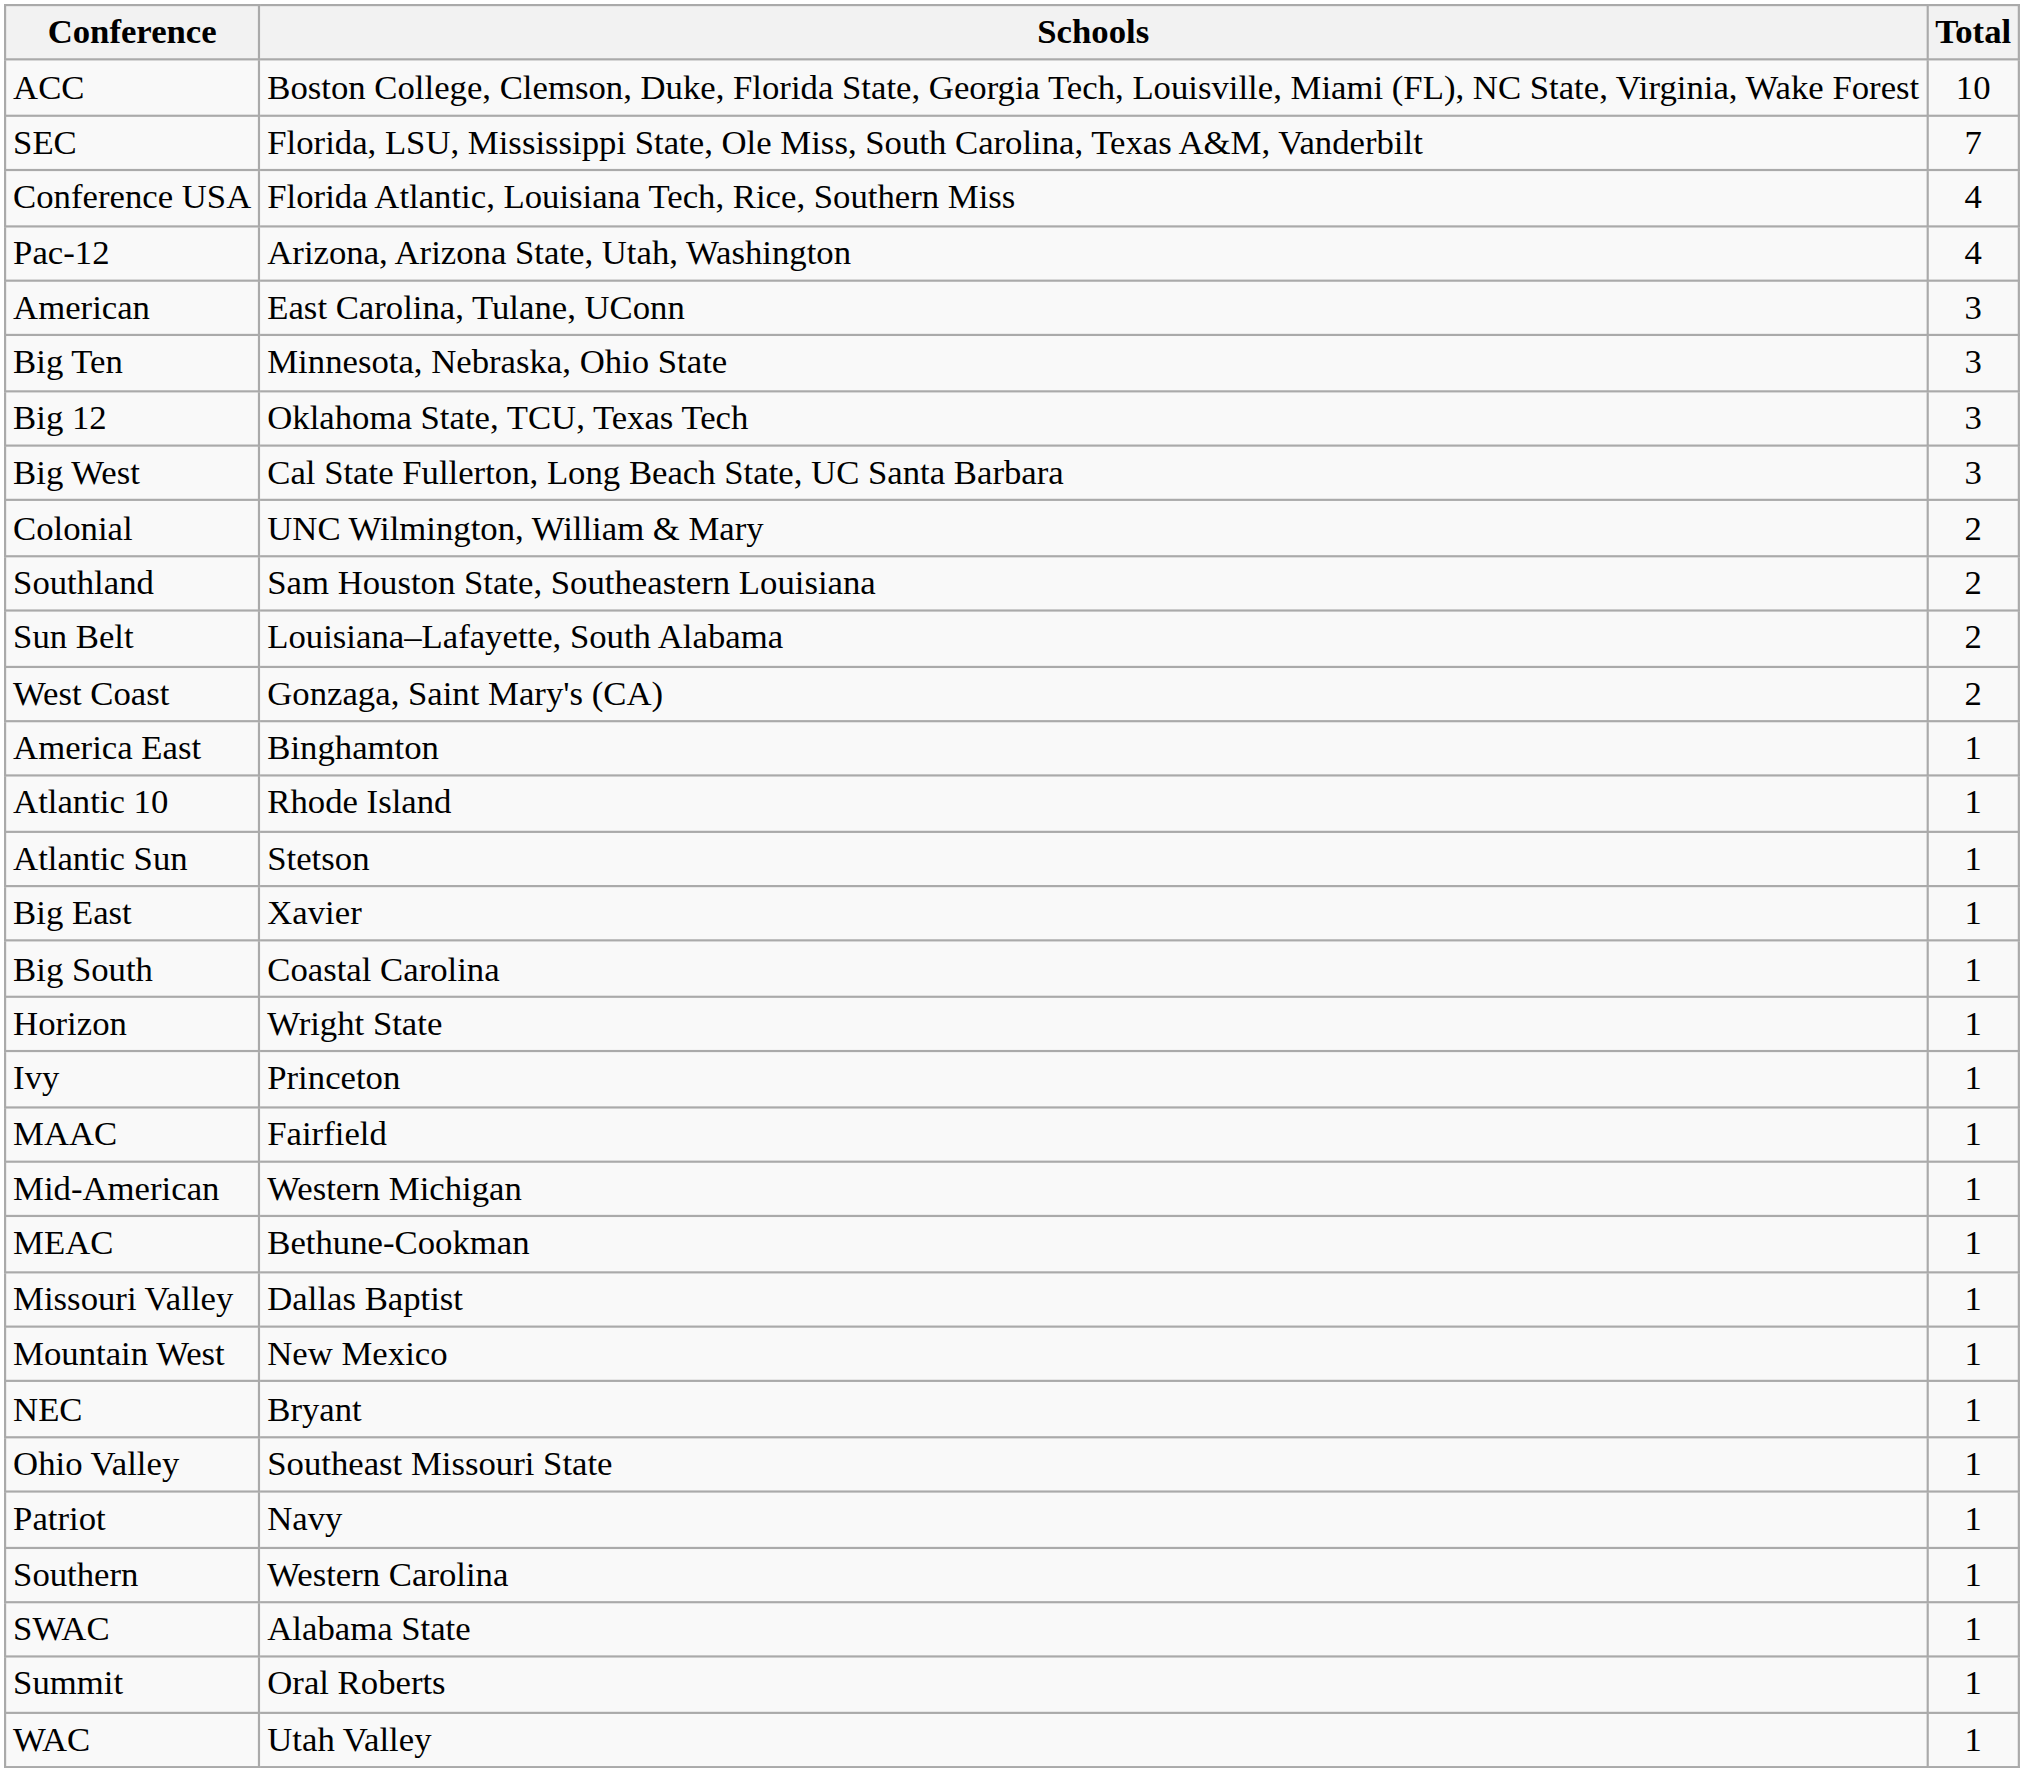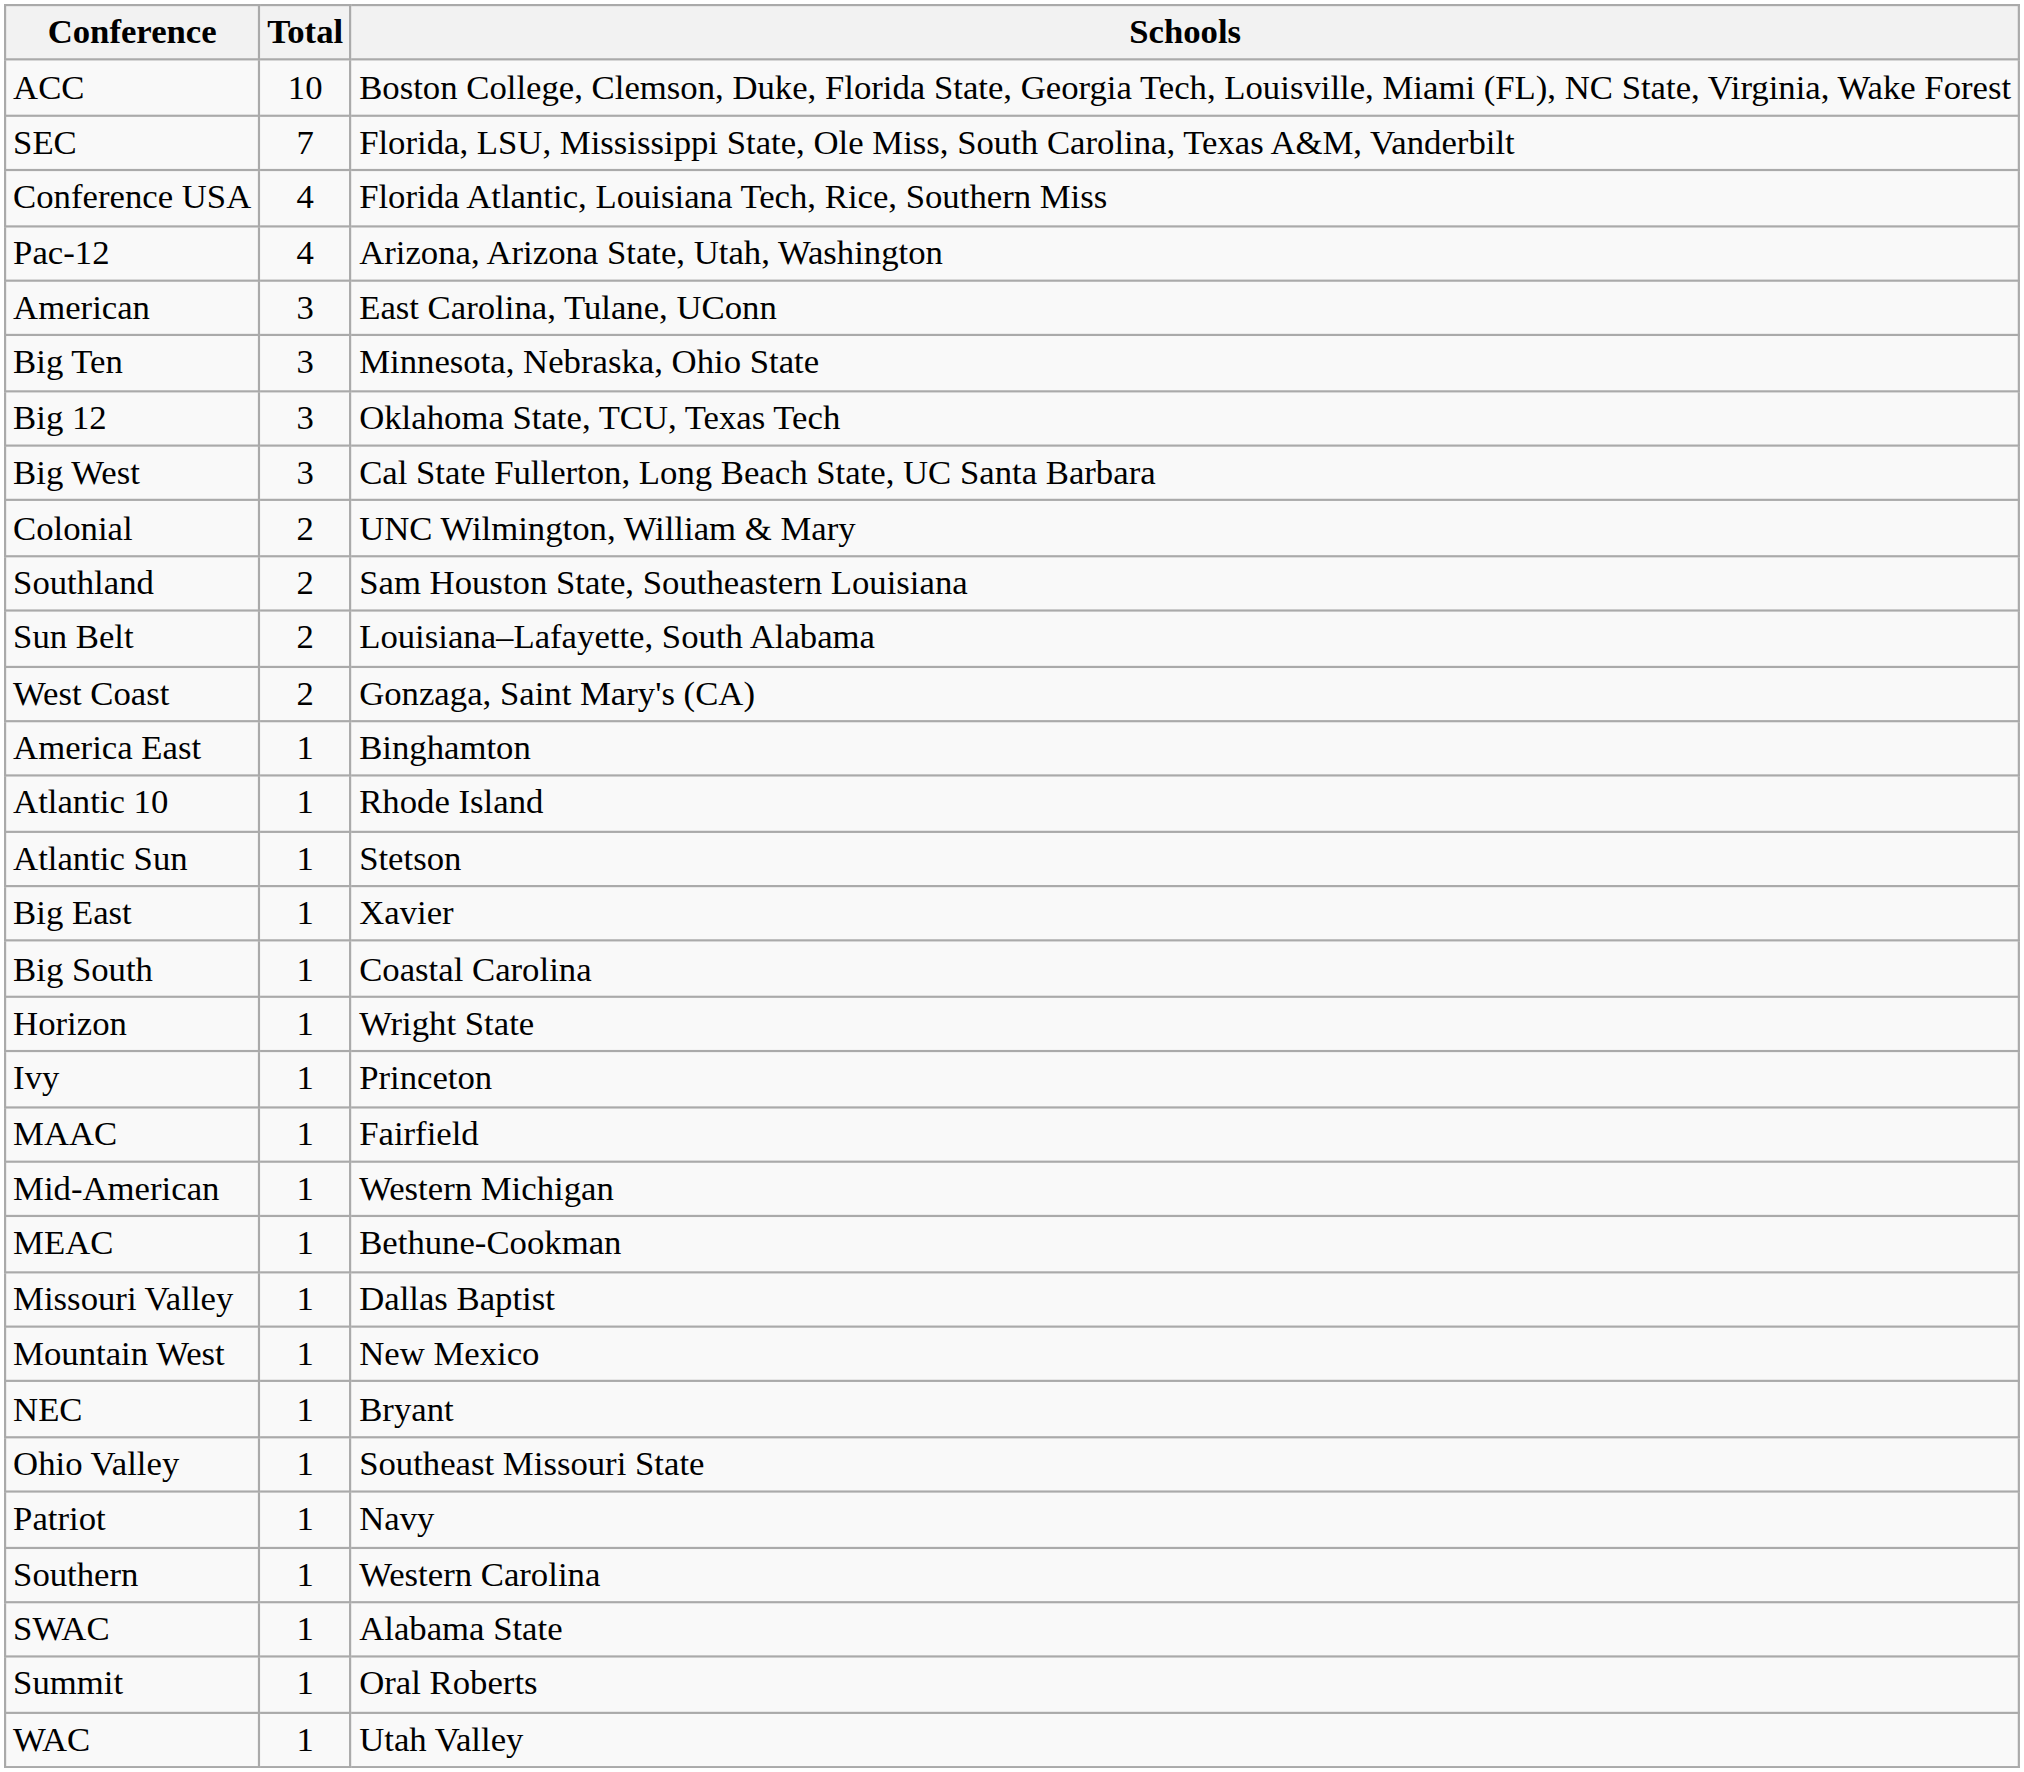columns swapped: (1973, 32) <-> (1093, 32)
